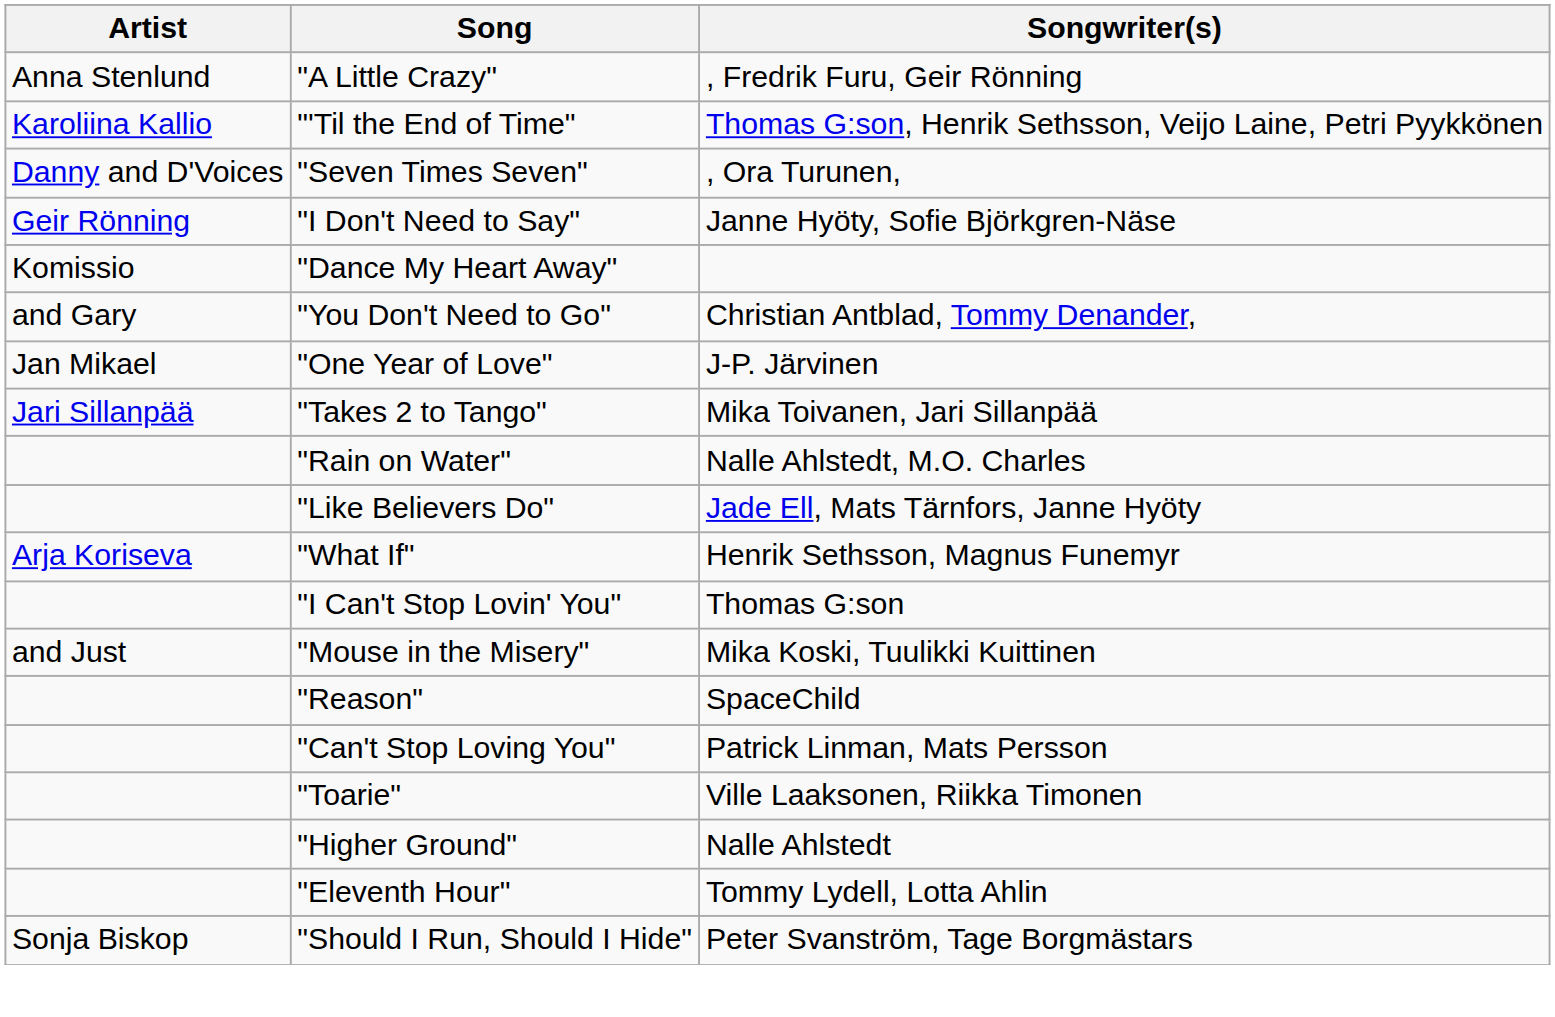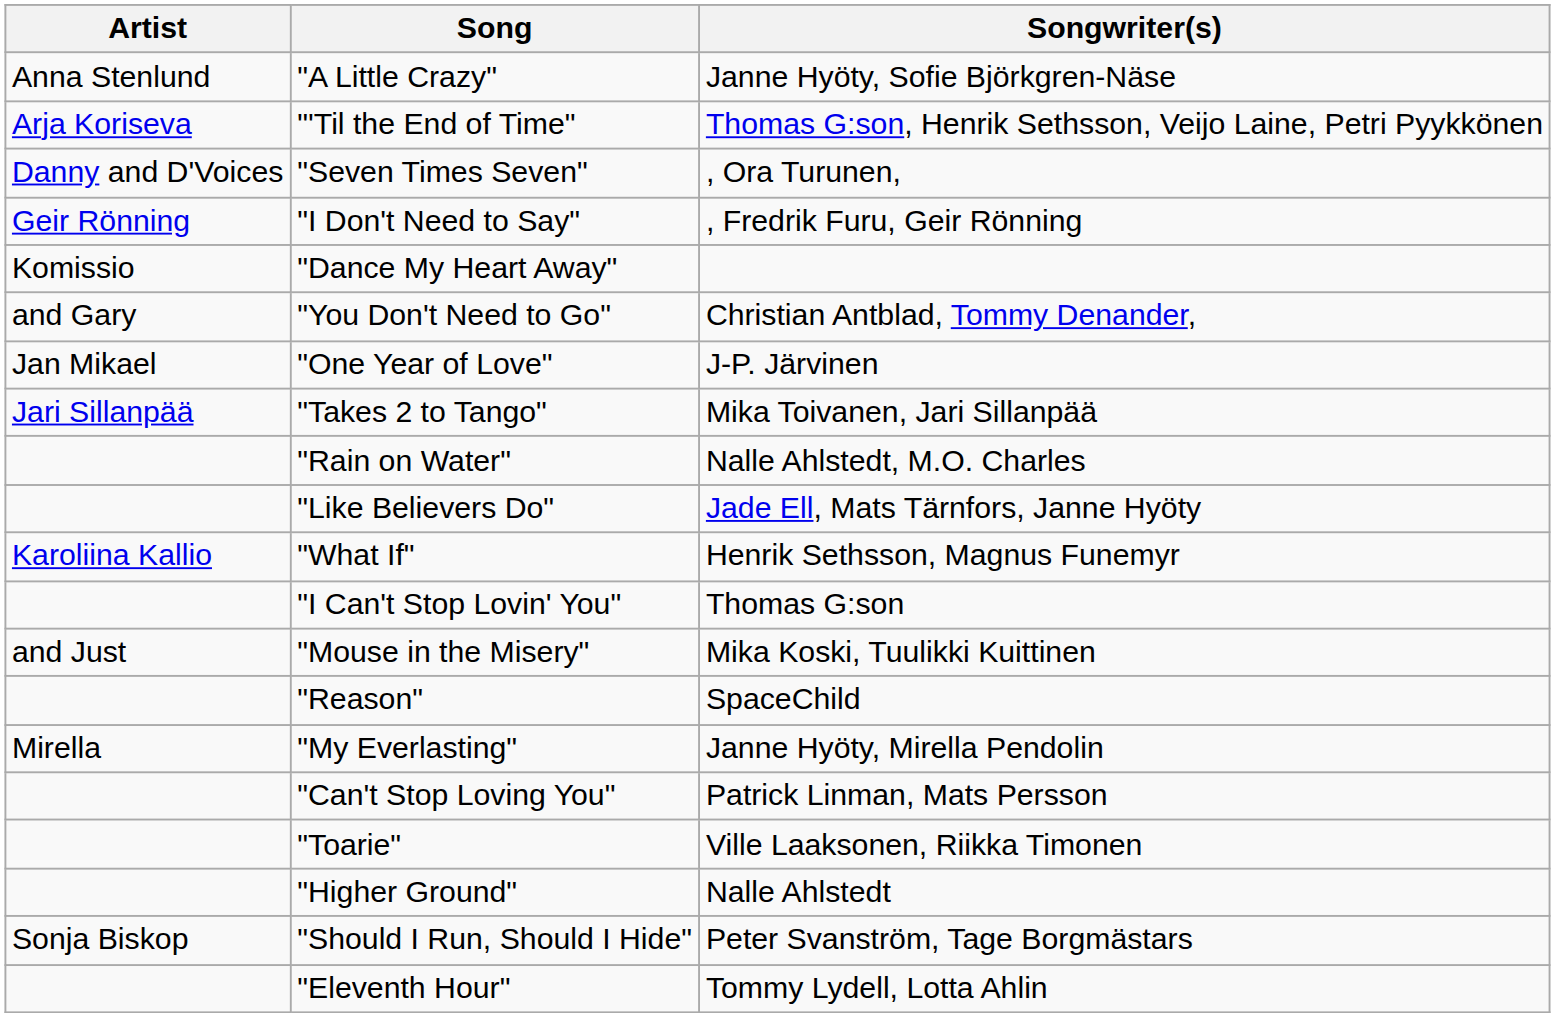(894, 76) , Fredrik Furu, Geir Rönning -> (941, 76) Janne Hyöty, Sofie Björkgren-Näse
(112, 124) Karoliina Kallio -> (102, 124) Arja Koriseva
(941, 220) Janne Hyöty, Sofie Björkgren-Näse -> (894, 220) , Fredrik Furu, Geir Rönning
(102, 556) Arja Koriseva -> (112, 556) Karoliina Kallio
+ row: (407, 747)
rows swapped: (495, 939) <-> (404, 891)
